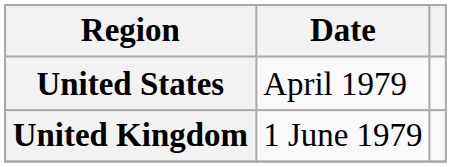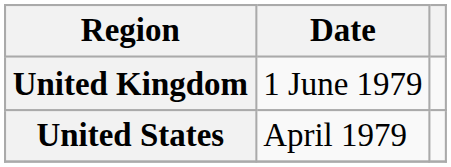rows swapped: (130, 82) <-> (130, 135)
